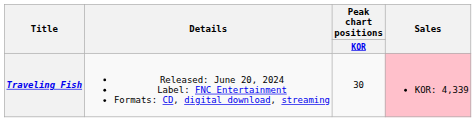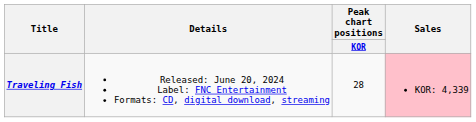(359, 85) 30 -> (359, 85) 28
